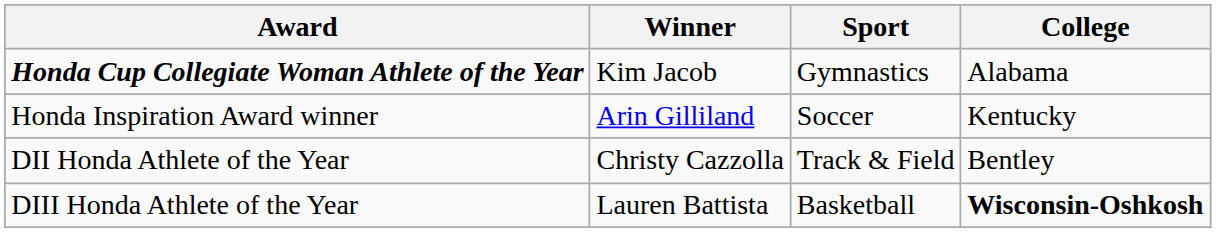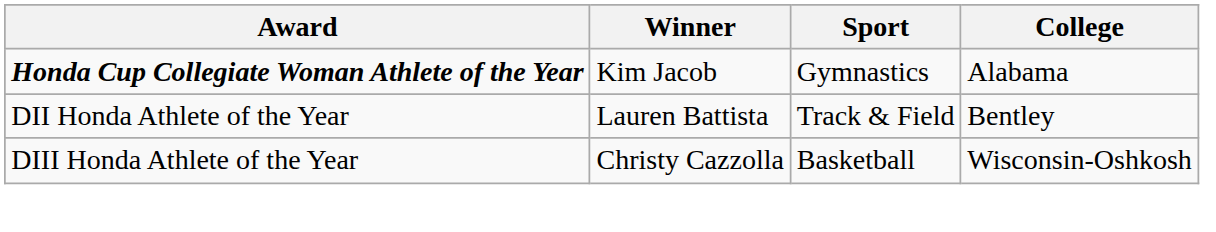- row: (195, 115)
(690, 159) Christy Cazzolla -> (682, 115) Lauren Battista
(682, 204) Lauren Battista -> (690, 159) Christy Cazzolla
(1085, 204) bold -> (1080, 159) normal
